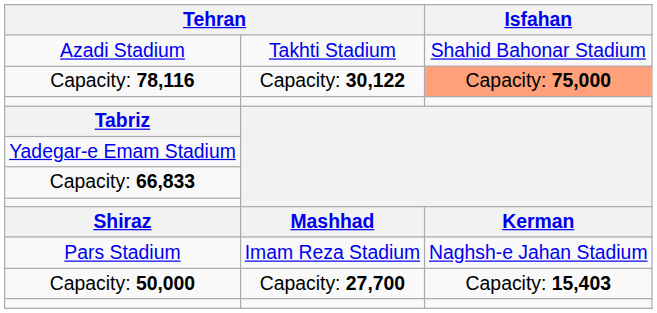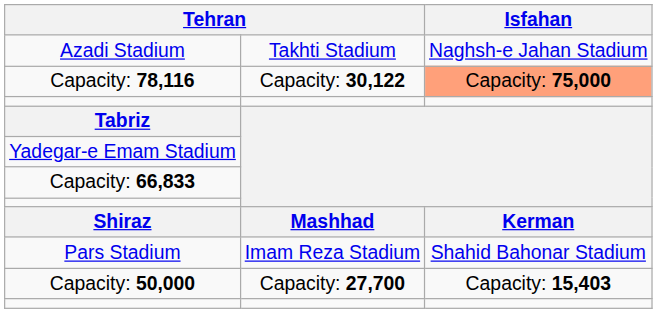(538, 50) Shahid Bahonar Stadium -> (538, 50) Naghsh-e Jahan Stadium
(538, 252) Naghsh-e Jahan Stadium -> (538, 252) Shahid Bahonar Stadium
